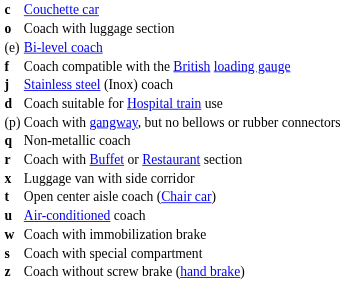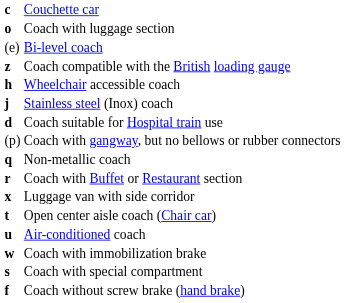(7, 66) f -> (8, 66) z
+ row: (102, 85)
(8, 272) z -> (7, 290) f
